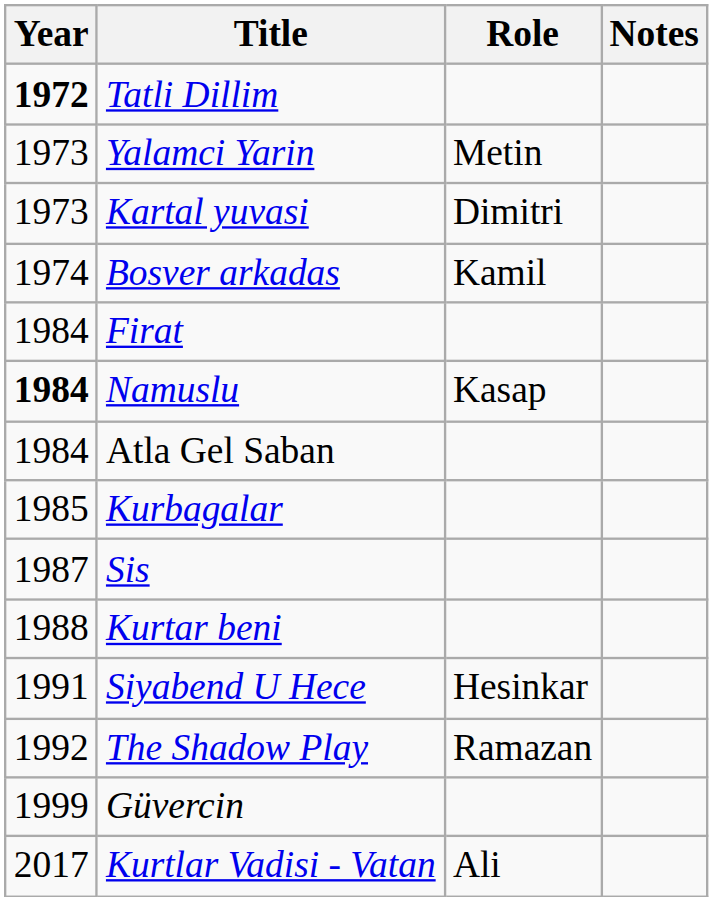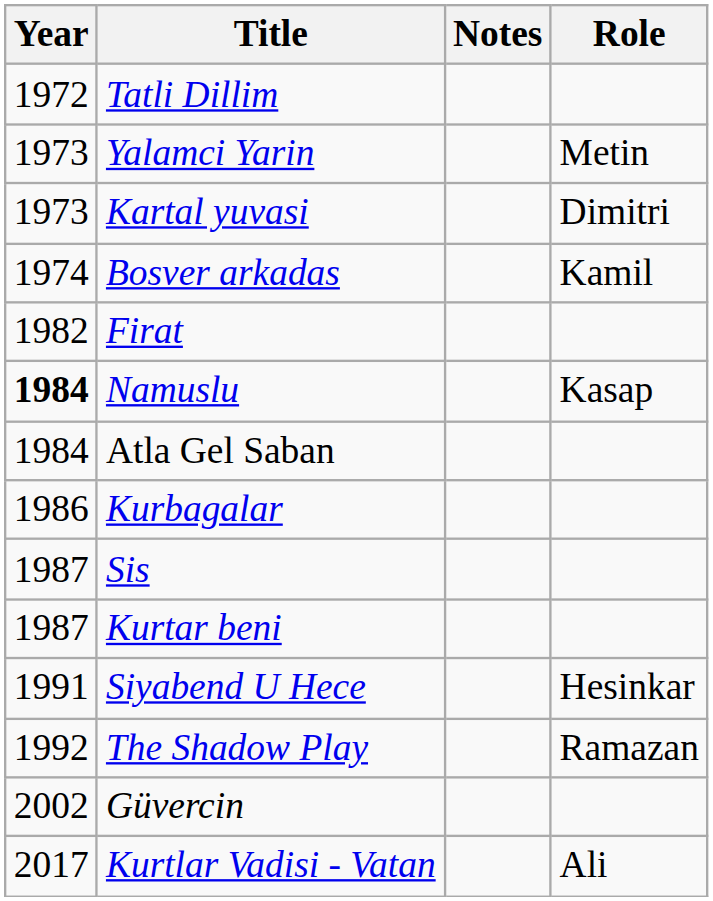columns swapped: (523, 34) <-> (654, 34)
(51, 93) bold -> (51, 93) normal
(51, 331) 1984 -> (51, 331) 1982
(51, 509) 1985 -> (51, 509) 1986
(51, 627) 1988 -> (51, 627) 1987
(51, 806) 1999 -> (51, 806) 2002
